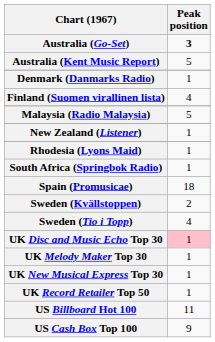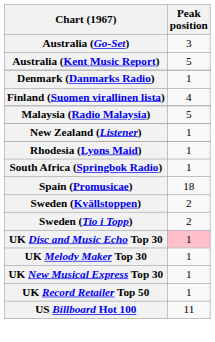(189, 43) bold -> (189, 43) normal
(189, 221) 4 -> (189, 221) 2
- row: (86, 327)
